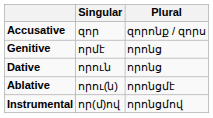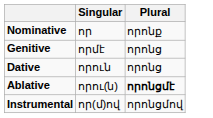+ row: (37, 31)
- row: (36, 31)
(151, 86) normal -> (151, 86) bold
